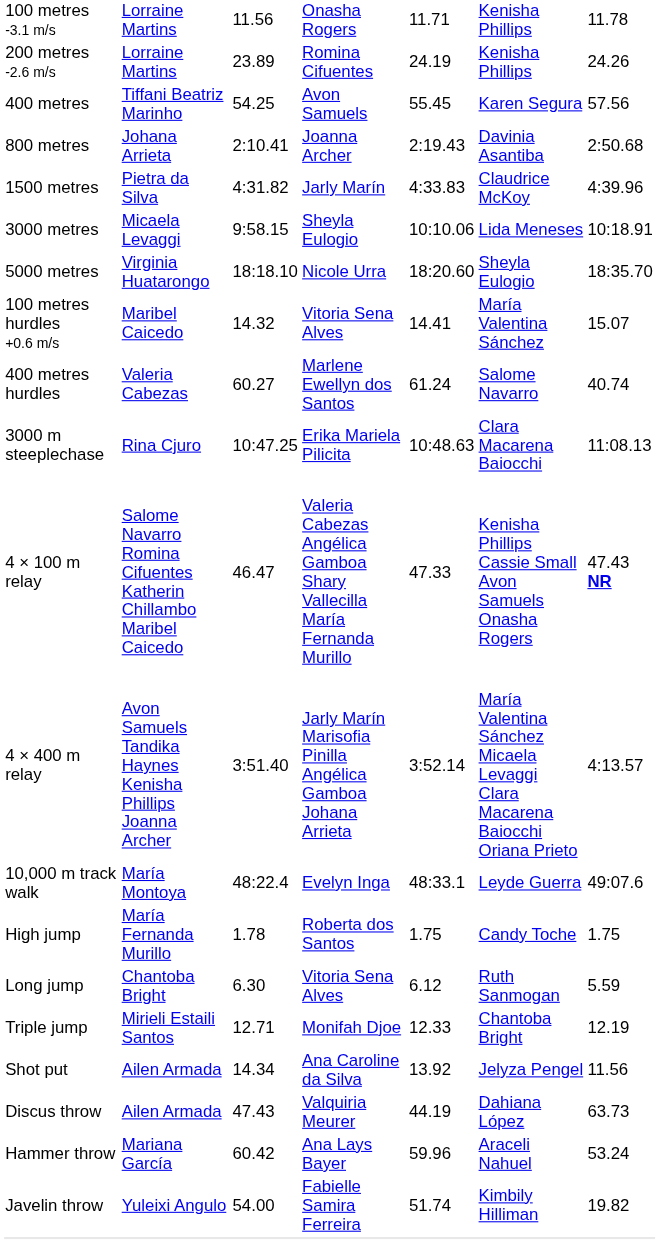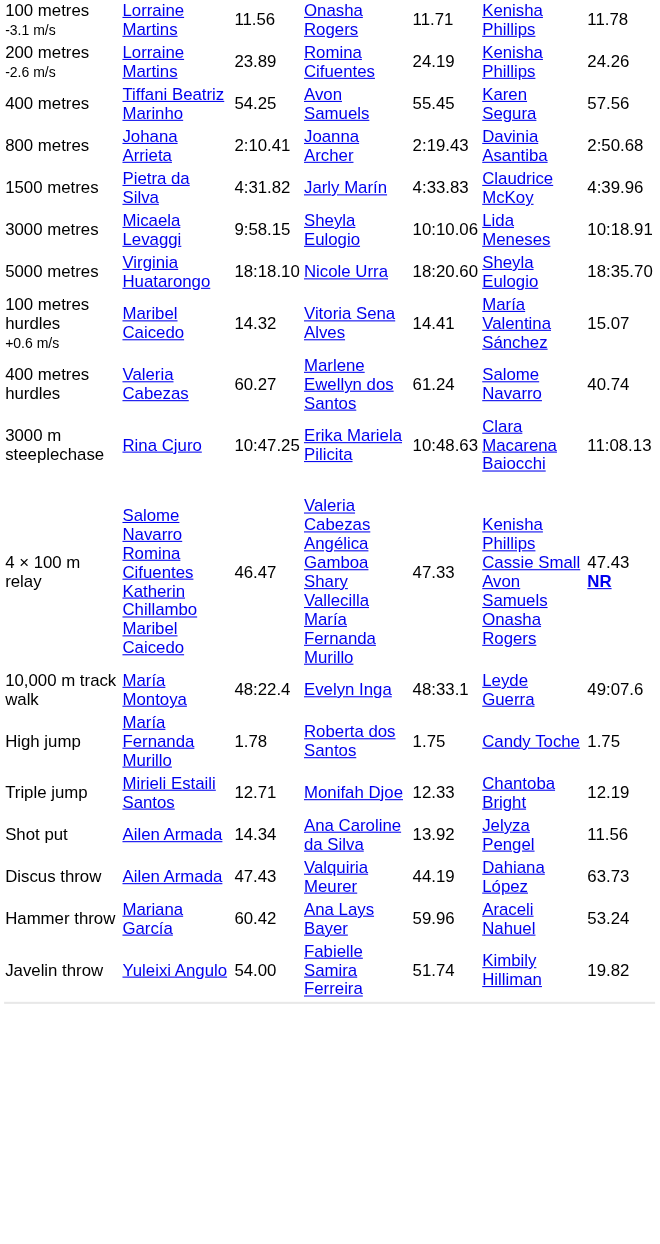- row: (43, 765)
- row: (44, 986)
